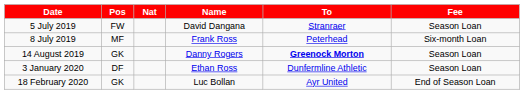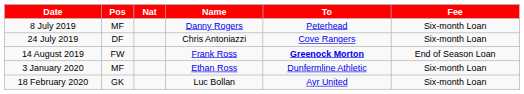- row: (53, 26)
(214, 40) Frank Ross -> (214, 26) Danny Rogers
+ row: (53, 40)
(118, 54) GK -> (118, 54) FW
(214, 54) Danny Rogers -> (214, 54) Frank Ross
(455, 54) Season Loan -> (455, 54) End of Season Loan
(118, 68) DF -> (118, 68) MF
(455, 68) Season Loan -> (455, 68) Six-month Loan
(455, 82) End of Season Loan -> (455, 82) Six-month Loan
